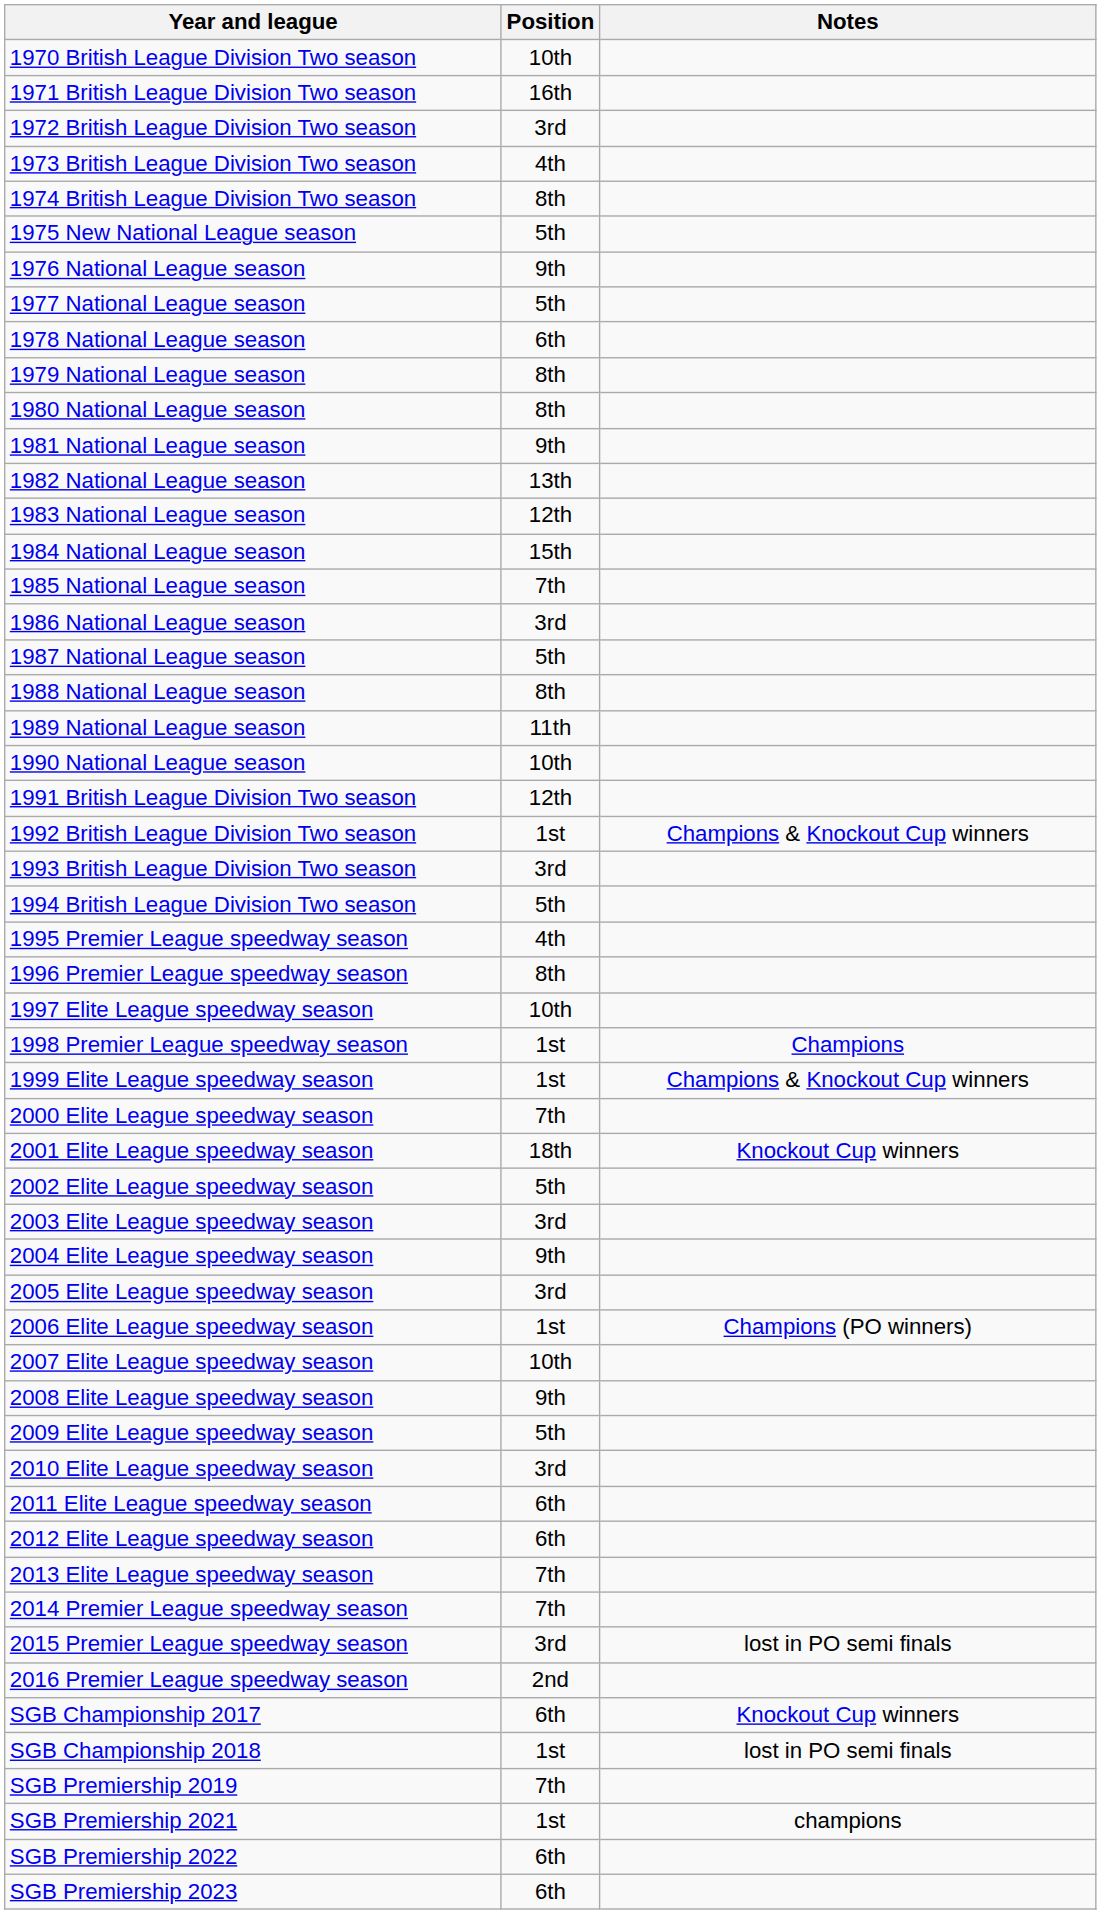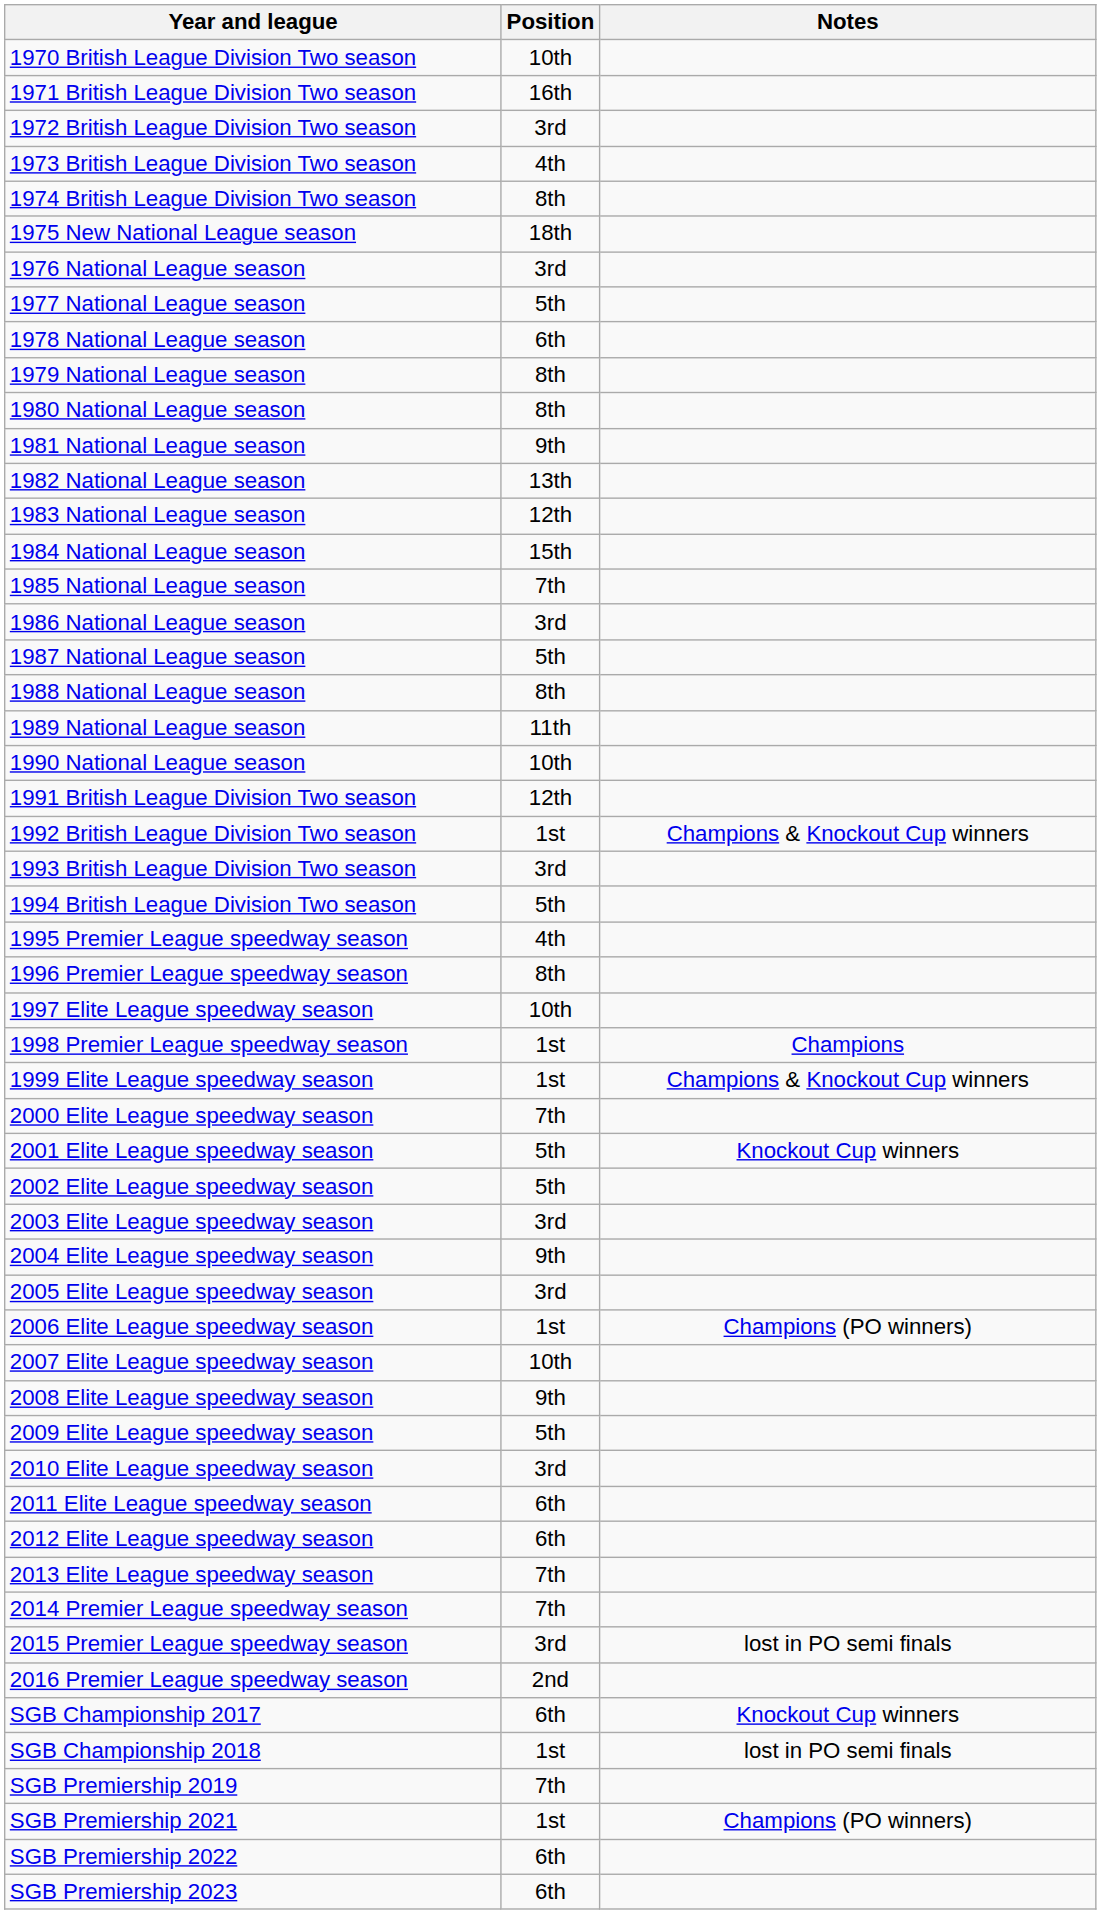(550, 233) 5th -> (550, 233) 18th
(550, 269) 9th -> (550, 269) 3rd
(550, 1150) 18th -> (550, 1150) 5th
(848, 1820) champions -> (848, 1820) Champions (PO winners)
